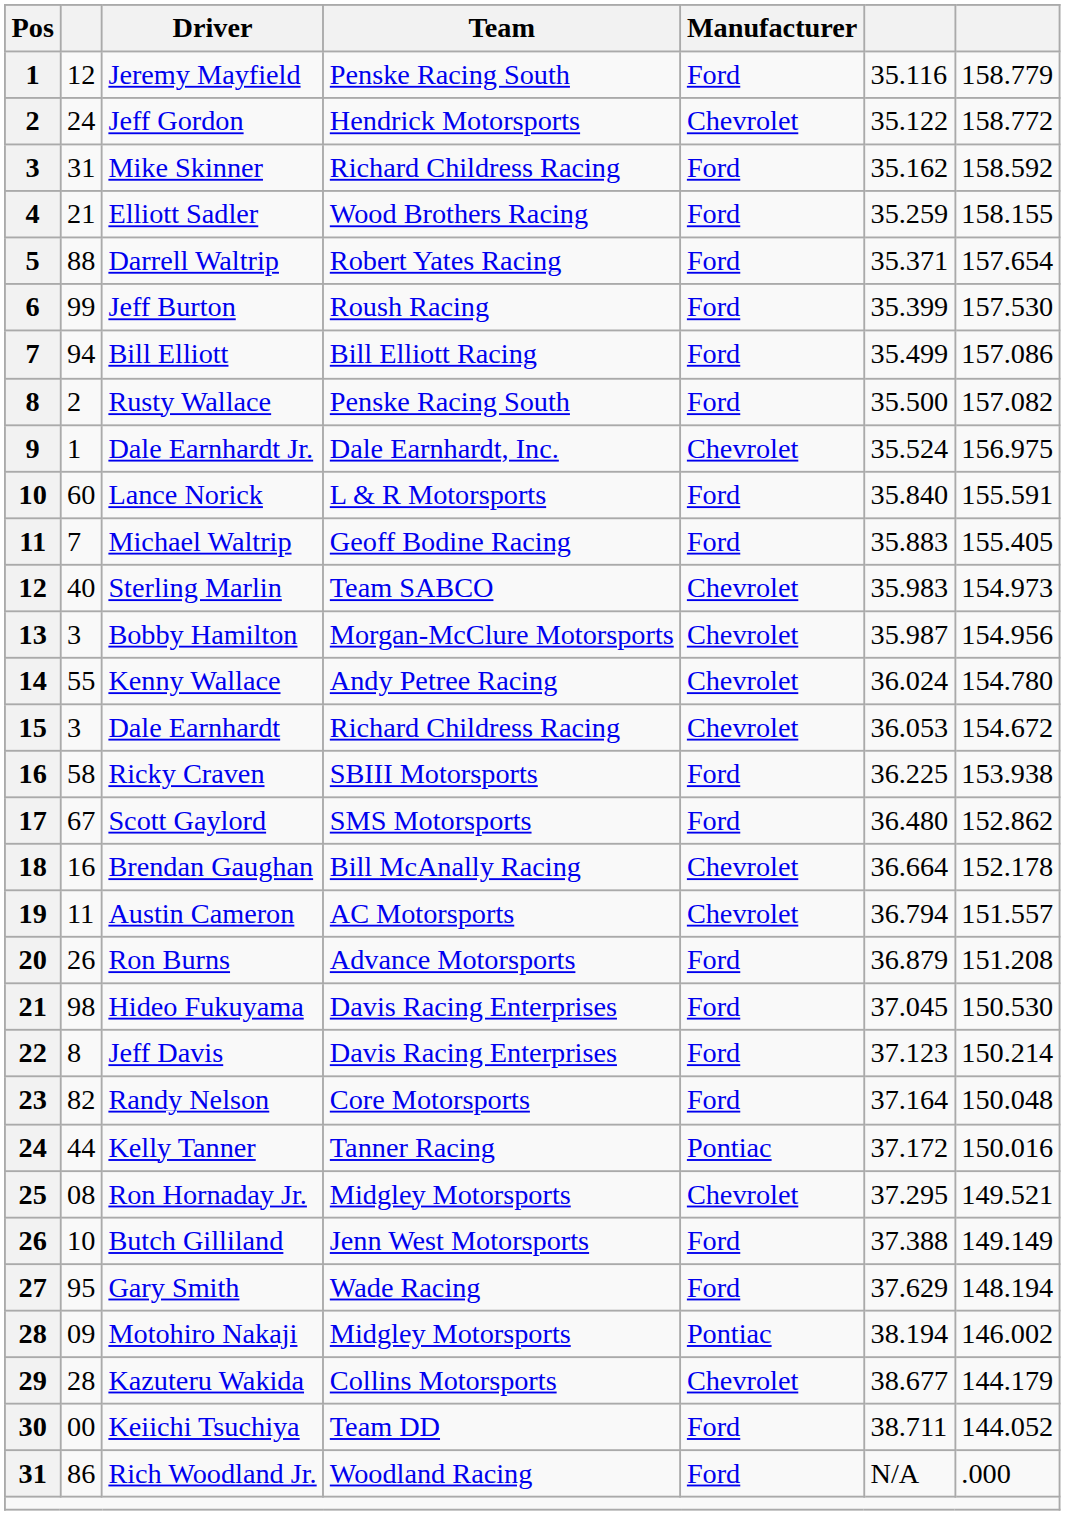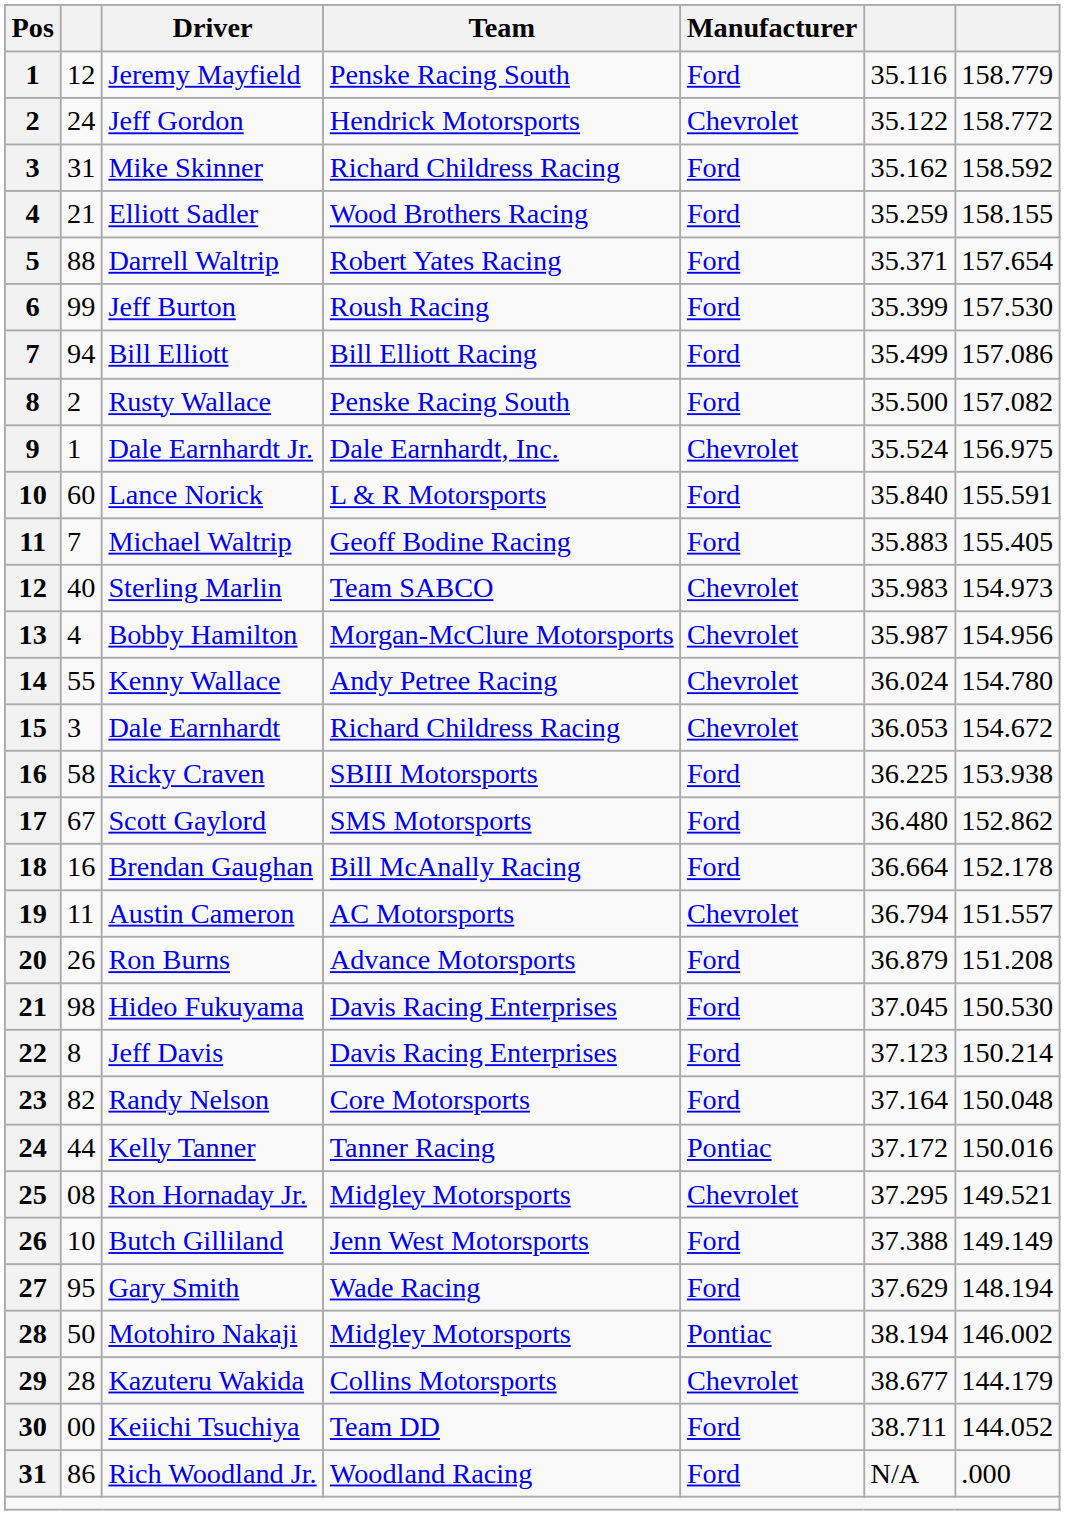(74, 634) 3 -> (74, 634) 4
(743, 867) Chevrolet -> (714, 867) Ford
(81, 1333) 09 -> (81, 1333) 50
